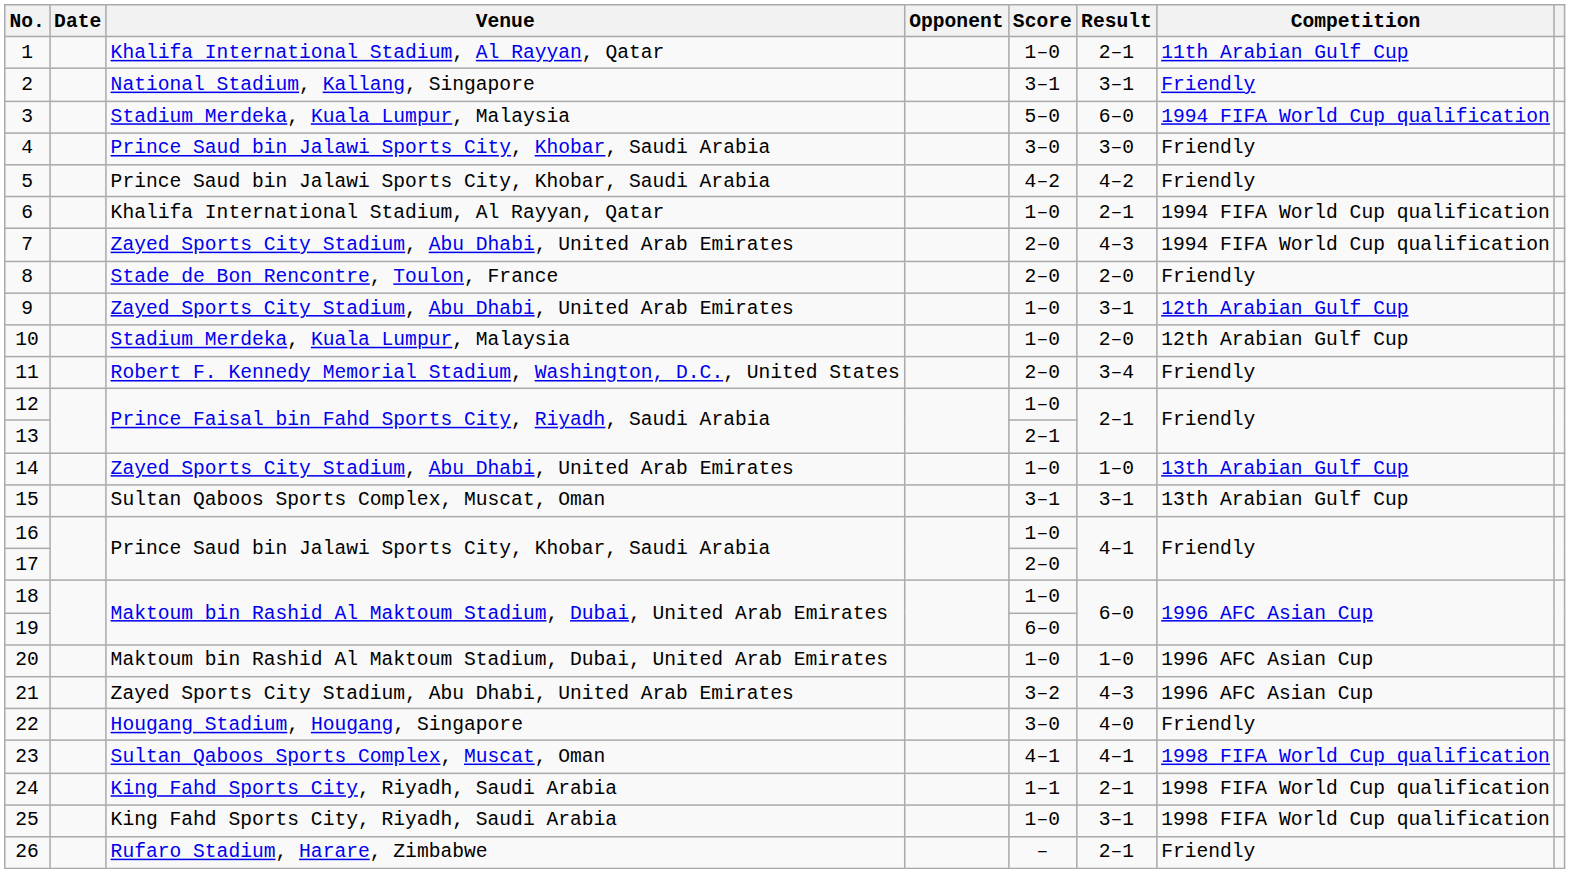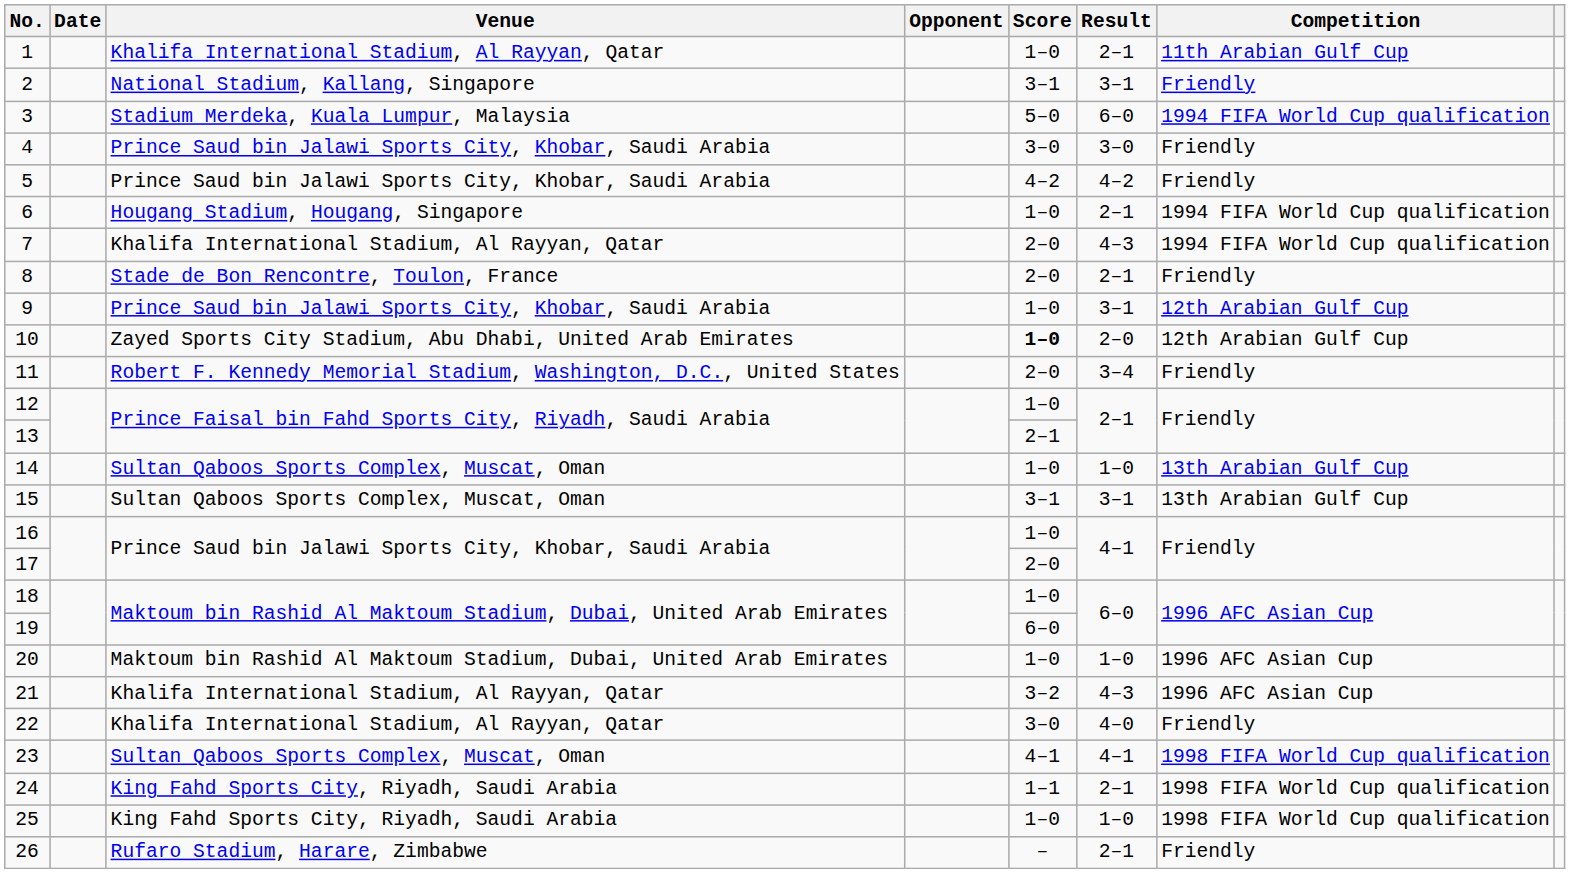(387, 213) Khalifa International Stadium, Al Rayyan, Qatar -> (317, 213) Hougang Stadium, Hougang, Singapore
(452, 245) Zayed Sports City Stadium, Abu Dhabi, United Arab Emirates -> (387, 245) Khalifa International Stadium, Al Rayyan, Qatar
(1116, 277) 2–0 -> (1116, 277) 2–1
(452, 309) Zayed Sports City Stadium, Abu Dhabi, United Arab Emirates -> (440, 309) Prince Saud bin Jalawi Sports City, Khobar, Saudi Arabia
(340, 341) Stadium Merdeka, Kuala Lumpur, Malaysia -> (452, 341) Zayed Sports City Stadium, Abu Dhabi, United Arab Emirates
(1042, 341) normal -> (1042, 341) bold
(452, 469) Zayed Sports City Stadium, Abu Dhabi, United Arab Emirates -> (358, 469) Sultan Qaboos Sports Complex, Muscat, Oman
(452, 693) Zayed Sports City Stadium, Abu Dhabi, United Arab Emirates -> (387, 693) Khalifa International Stadium, Al Rayyan, Qatar
(317, 725) Hougang Stadium, Hougang, Singapore -> (387, 725) Khalifa International Stadium, Al Rayyan, Qatar
(1116, 821) 3–1 -> (1116, 821) 1–0
